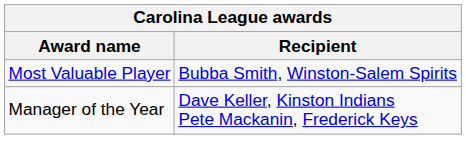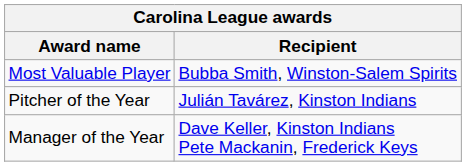+ row: (79, 100)
